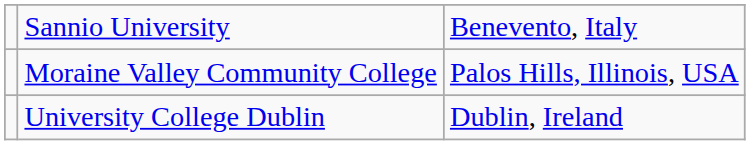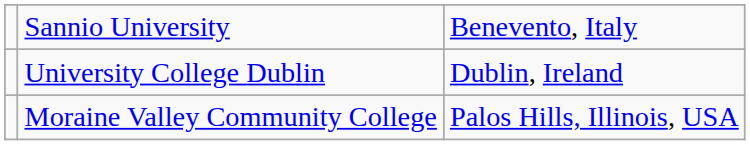rows swapped: (231, 71) <-> (175, 116)
